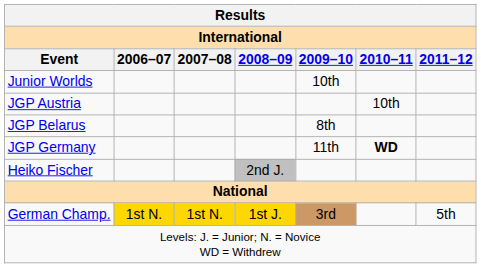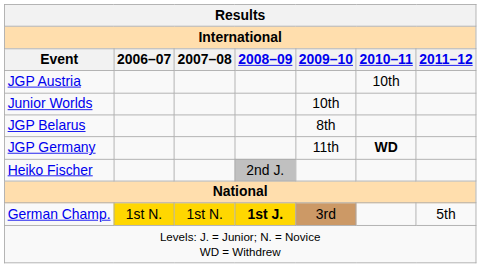rows swapped: (50, 81) <-> (44, 103)
(265, 214) normal -> (265, 214) bold
